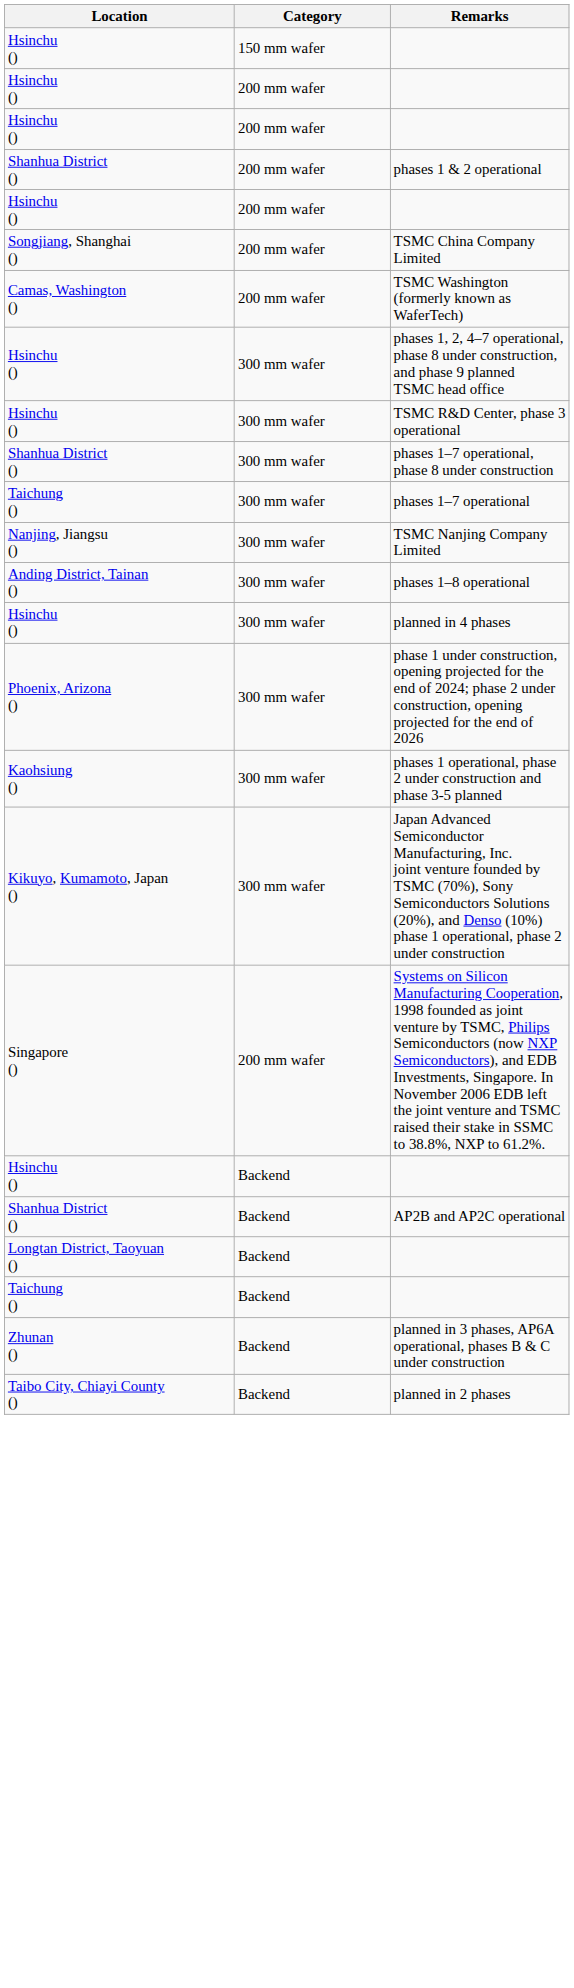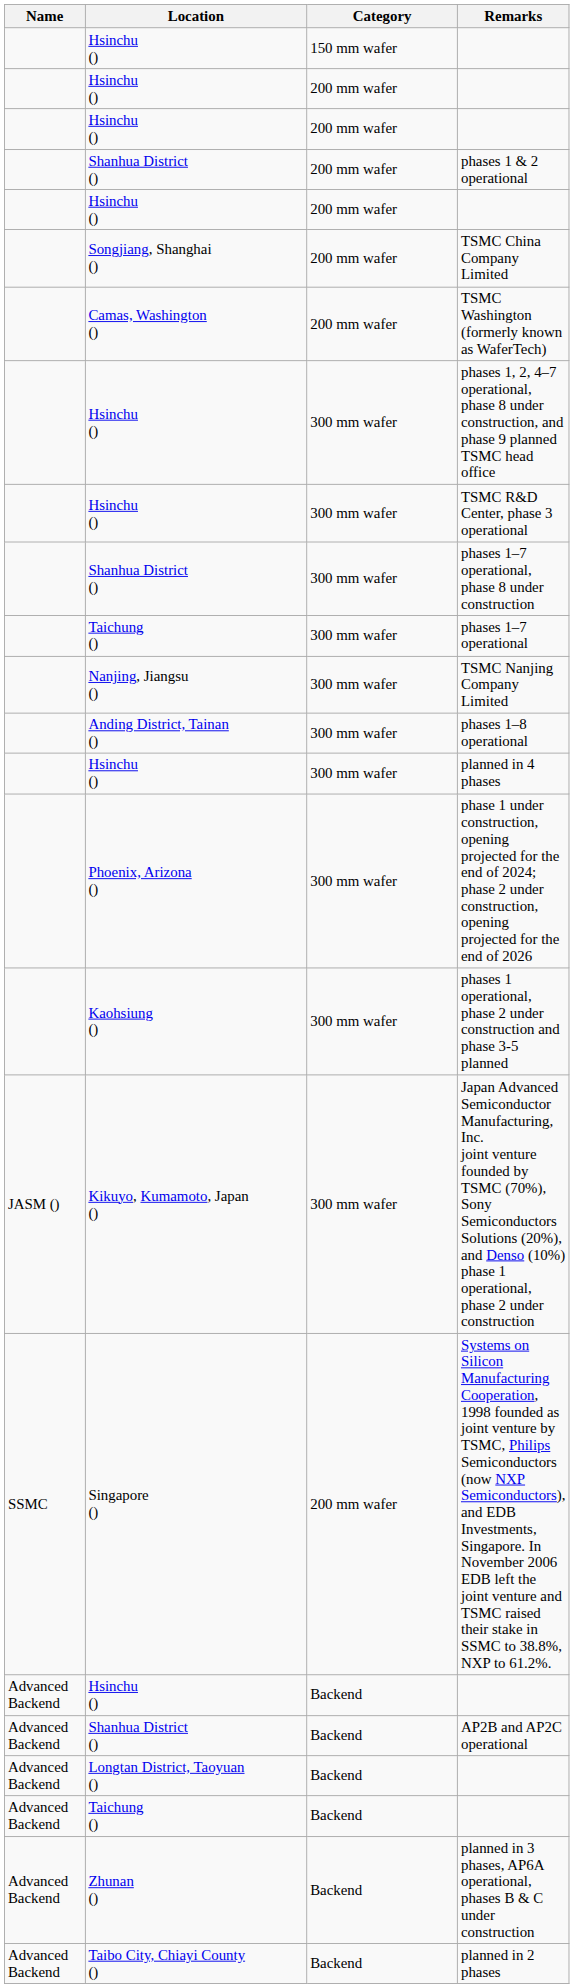+ column: (45, 16)
